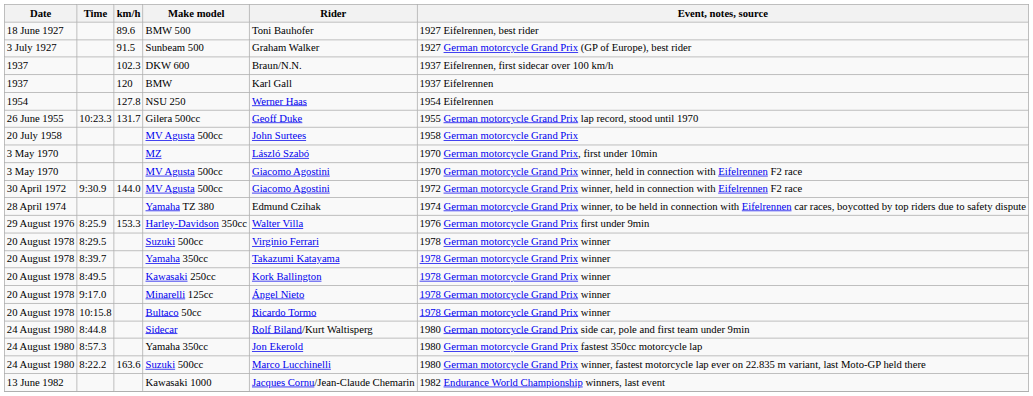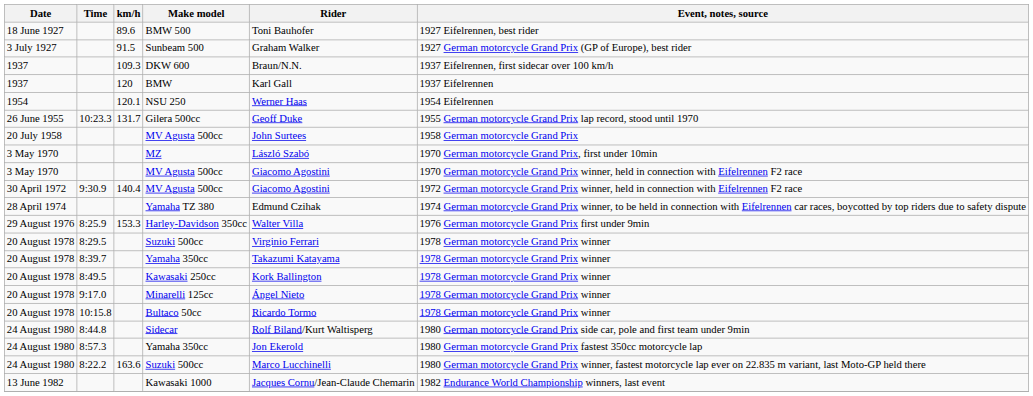(129, 66) 102.3 -> (129, 66) 109.3
(129, 101) 127.8 -> (129, 101) 120.1
(129, 189) 144.0 -> (129, 189) 140.4
